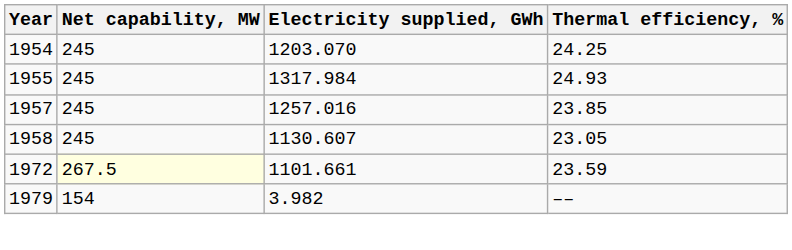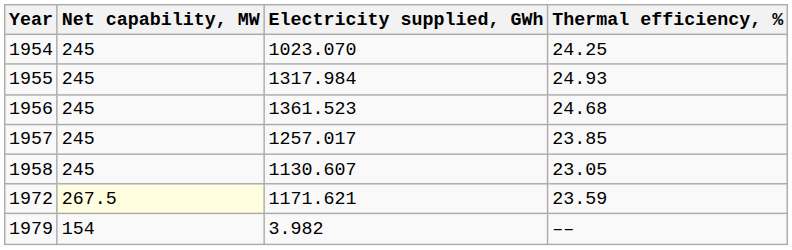(313, 50) 1203.070 -> (313, 50) 1023.070
+ row: (31, 109)
(313, 109) 1257.016 -> (313, 139) 1257.017
(313, 169) 1101.661 -> (313, 199) 1171.621
